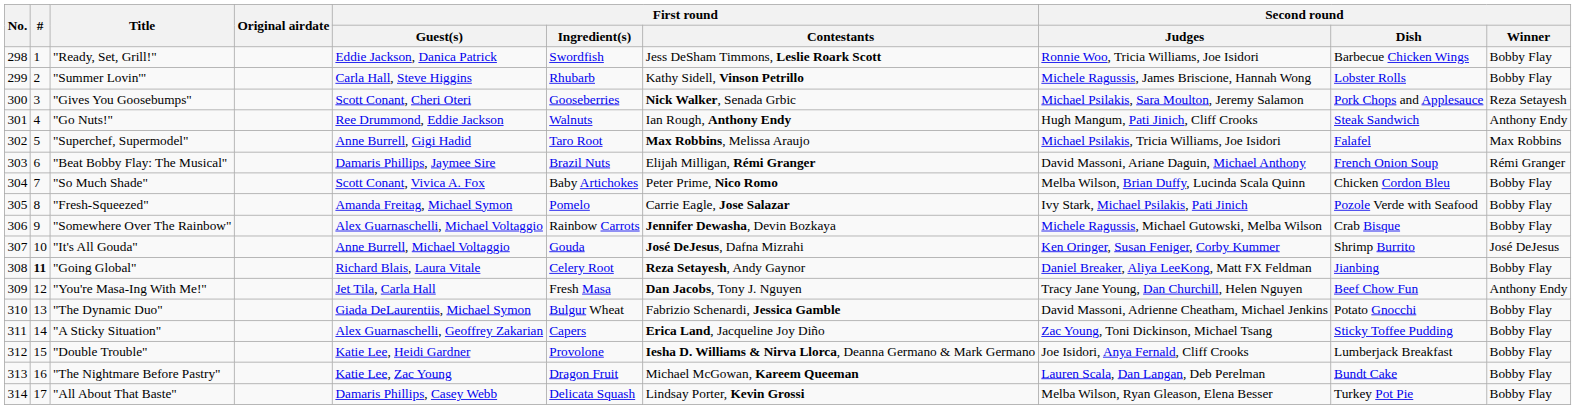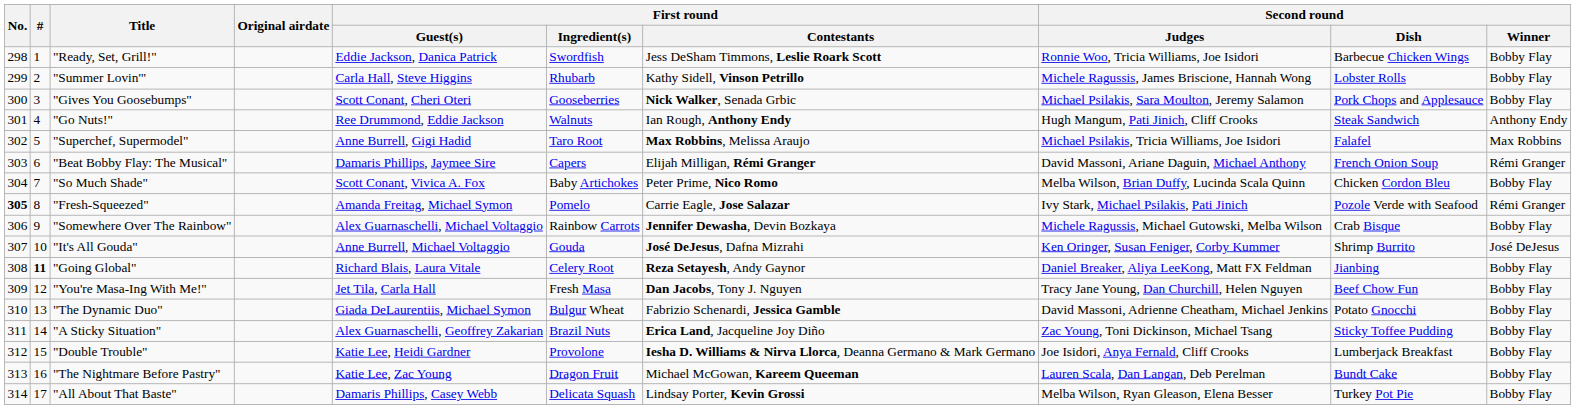(1528, 99) Reza Setayesh -> (1521, 99) Bobby Flay
(580, 162) Brazil Nuts -> (568, 162) Capers
(17, 204) normal -> (17, 204) bold
(1521, 204) Bobby Flay -> (1527, 204) Rémi Granger
(1528, 288) Anthony Endy -> (1521, 288) Bobby Flay
(568, 330) Capers -> (580, 330) Brazil Nuts
